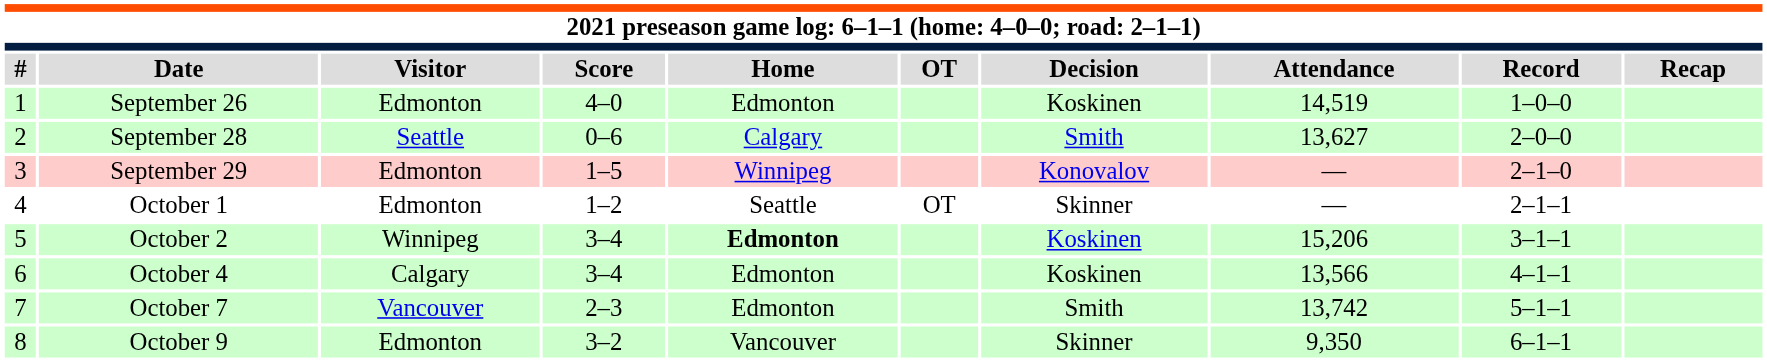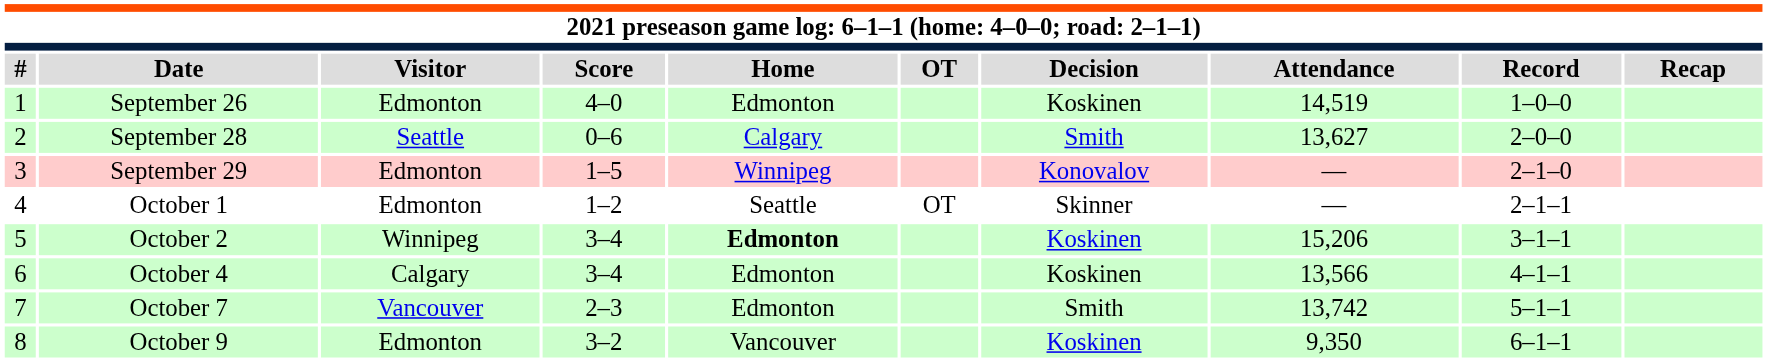(1094, 341) Skinner -> (1094, 341) Koskinen
